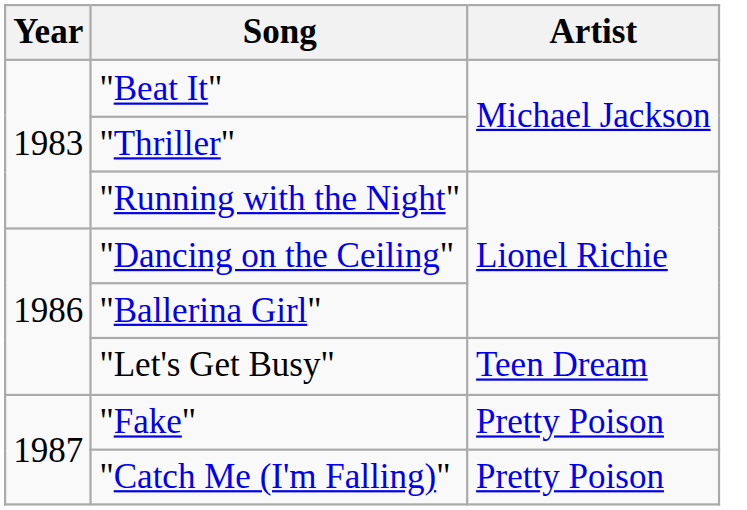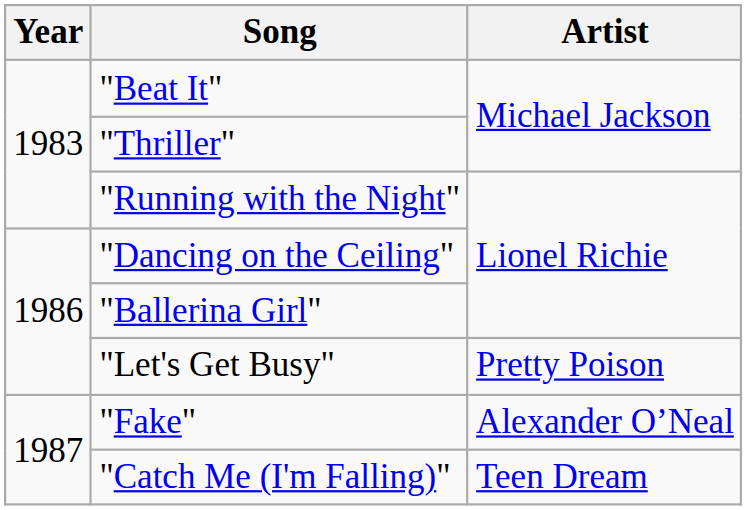(562, 365) Teen Dream -> (570, 365) Pretty Poison
(570, 421) Pretty Poison -> (605, 421) Alexander O’Neal
(570, 476) Pretty Poison -> (562, 476) Teen Dream
